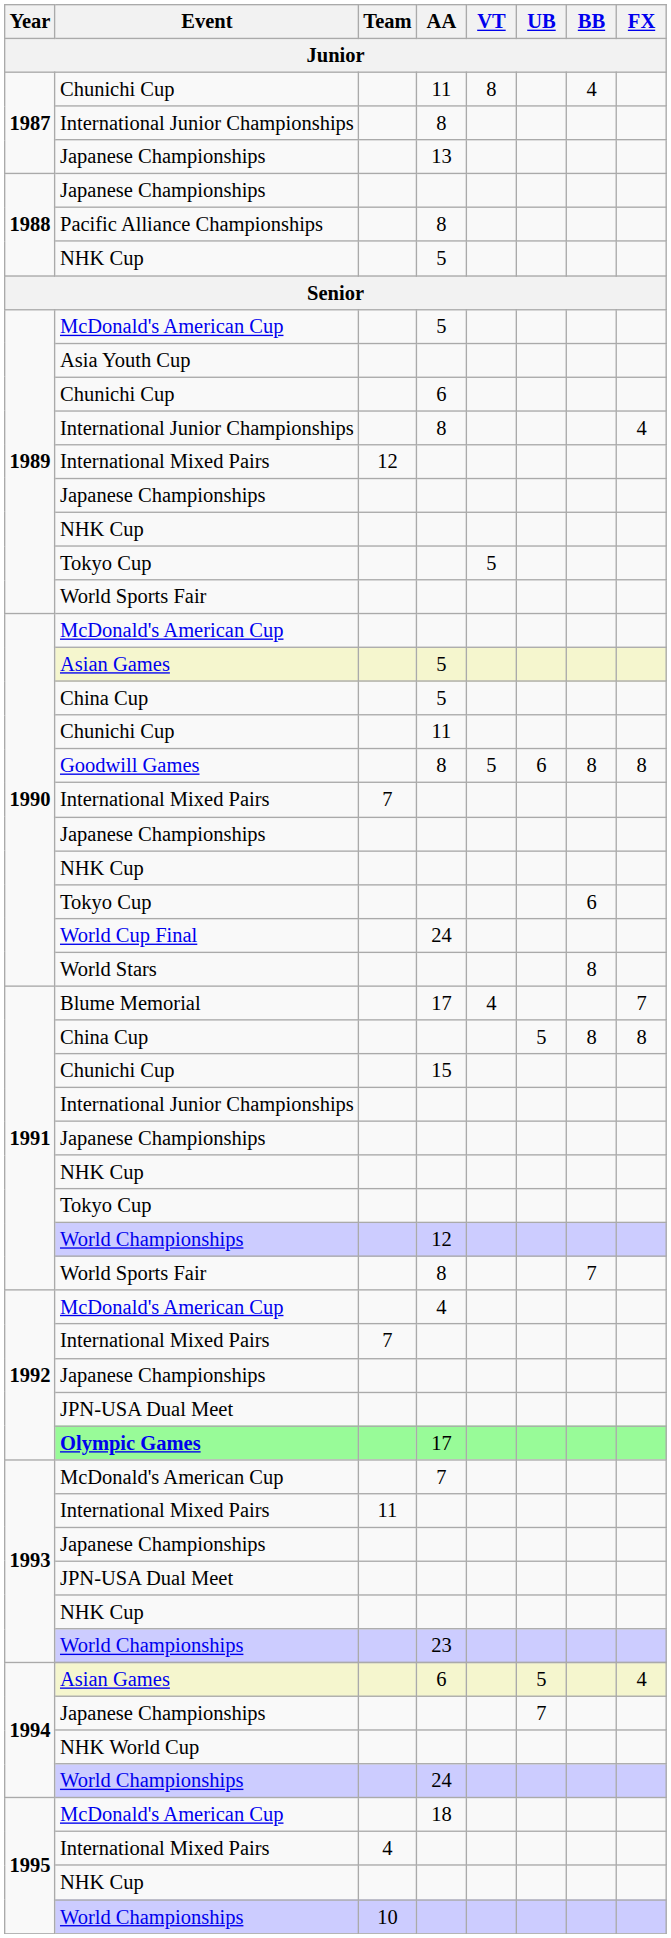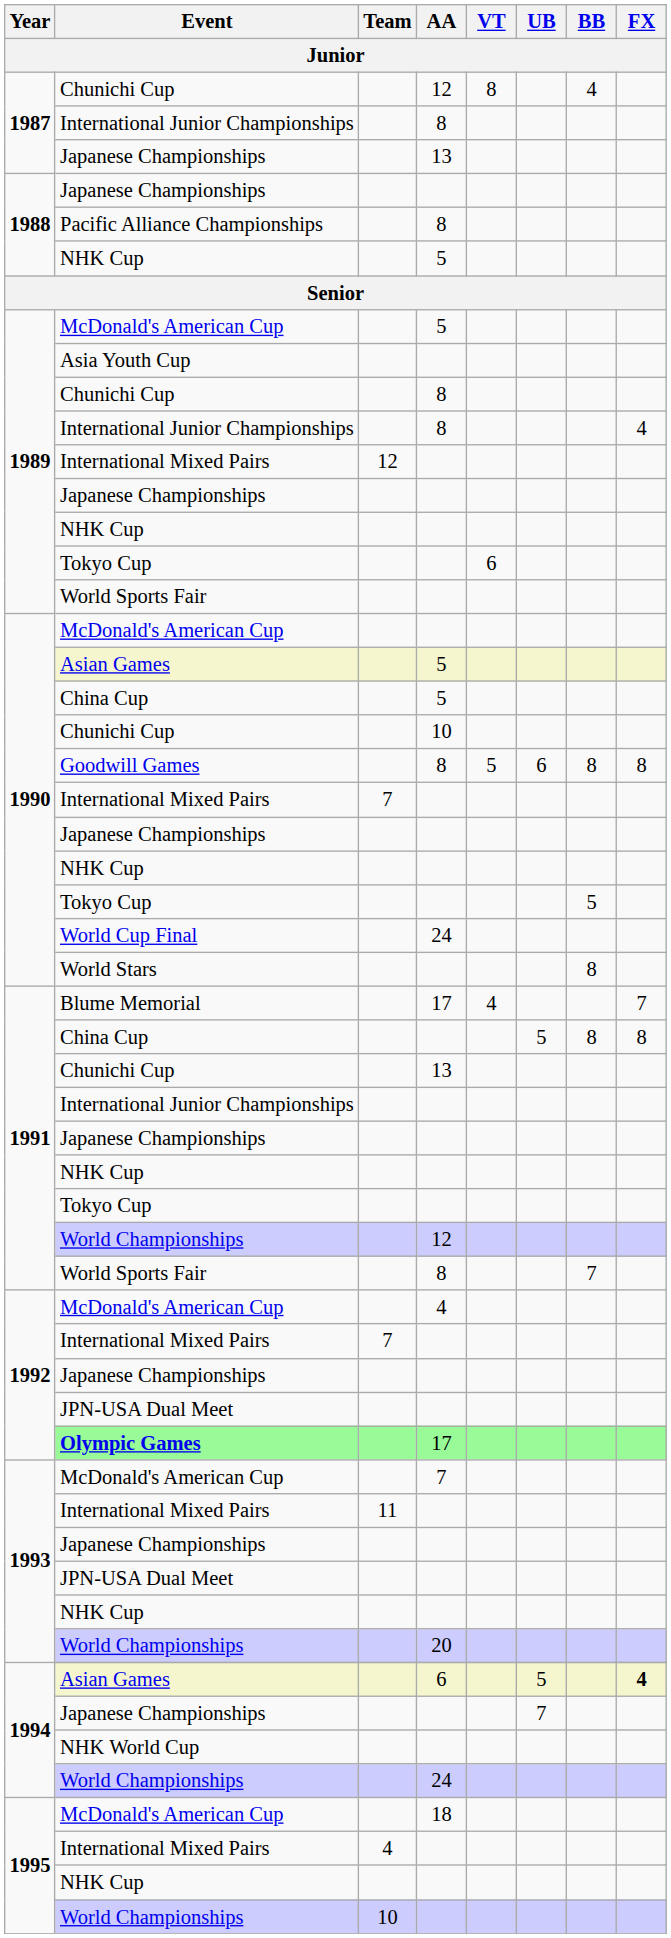(441, 89) 11 -> (441, 89) 12
(441, 393) 6 -> (441, 393) 8
(491, 562) 5 -> (491, 562) 6
(441, 732) 11 -> (441, 732) 10
(592, 901) 6 -> (592, 901) 5
(441, 1070) 15 -> (441, 1070) 13
(441, 1645) 23 -> (441, 1645) 20
(642, 1679) normal -> (642, 1679) bold
